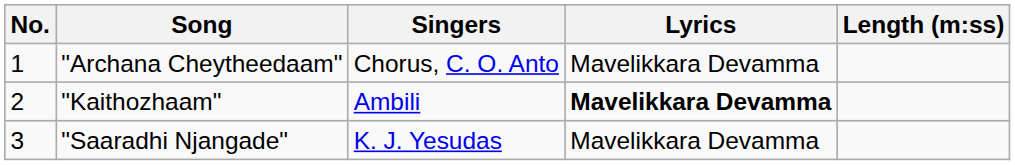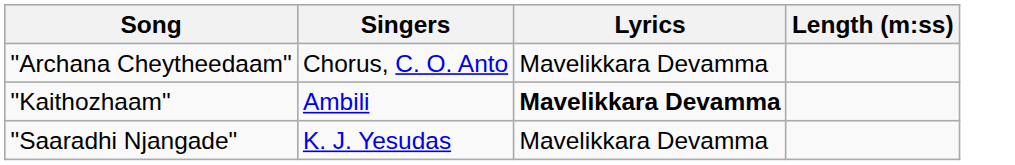- column: (30, 24)
